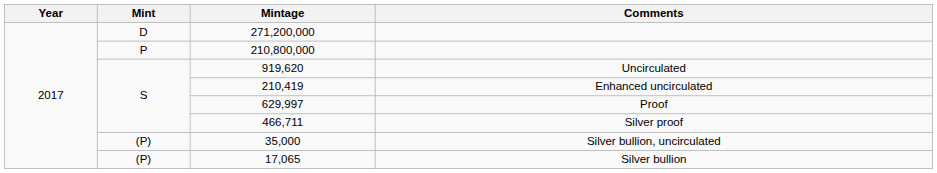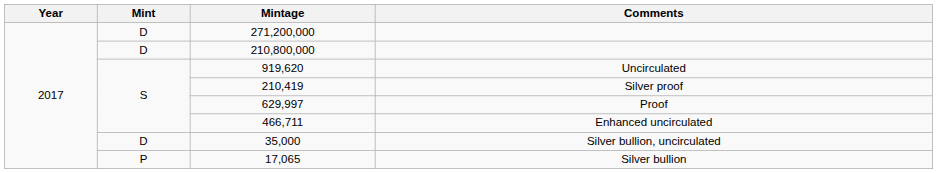(144, 50) P -> (144, 50) D
(654, 86) Enhanced uncirculated -> (654, 86) Silver proof
(654, 123) Silver proof -> (654, 123) Enhanced uncirculated
(144, 141) (P) -> (144, 141) D
(144, 159) (P) -> (144, 159) P
